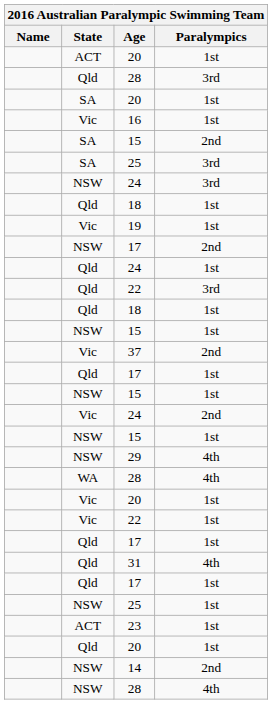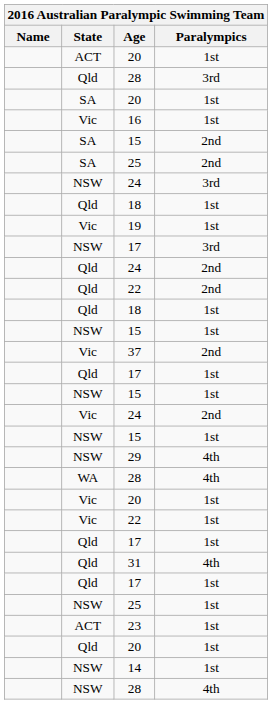(211, 162) 3rd -> (211, 162) 2nd
(211, 246) 2nd -> (211, 246) 3rd
(211, 267) 1st -> (211, 267) 2nd
(211, 288) 3rd -> (211, 288) 2nd
(211, 667) 2nd -> (211, 667) 1st
